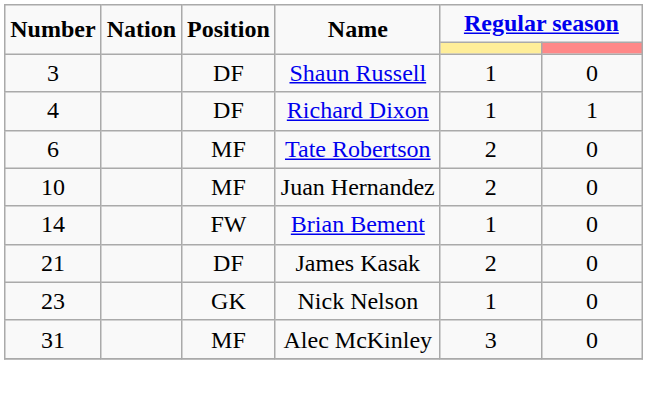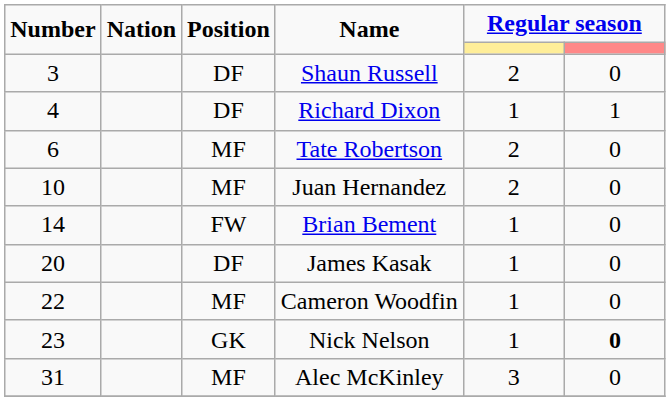(491, 72) 1 -> (514, 72) 2
(53, 262) 21 -> (53, 262) 20
(491, 262) 2 -> (514, 262) 1
+ row: (369, 301)
(592, 301) normal -> (615, 339) bold
